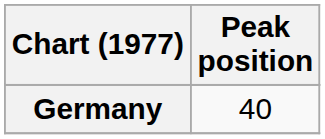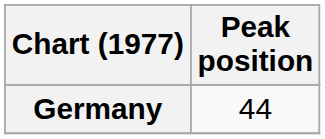(255, 108) 40 -> (255, 108) 44
